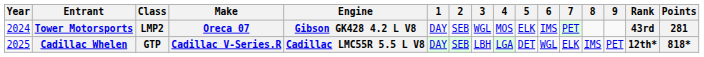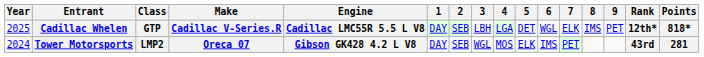rows swapped: (84, 29) <-> (84, 45)
